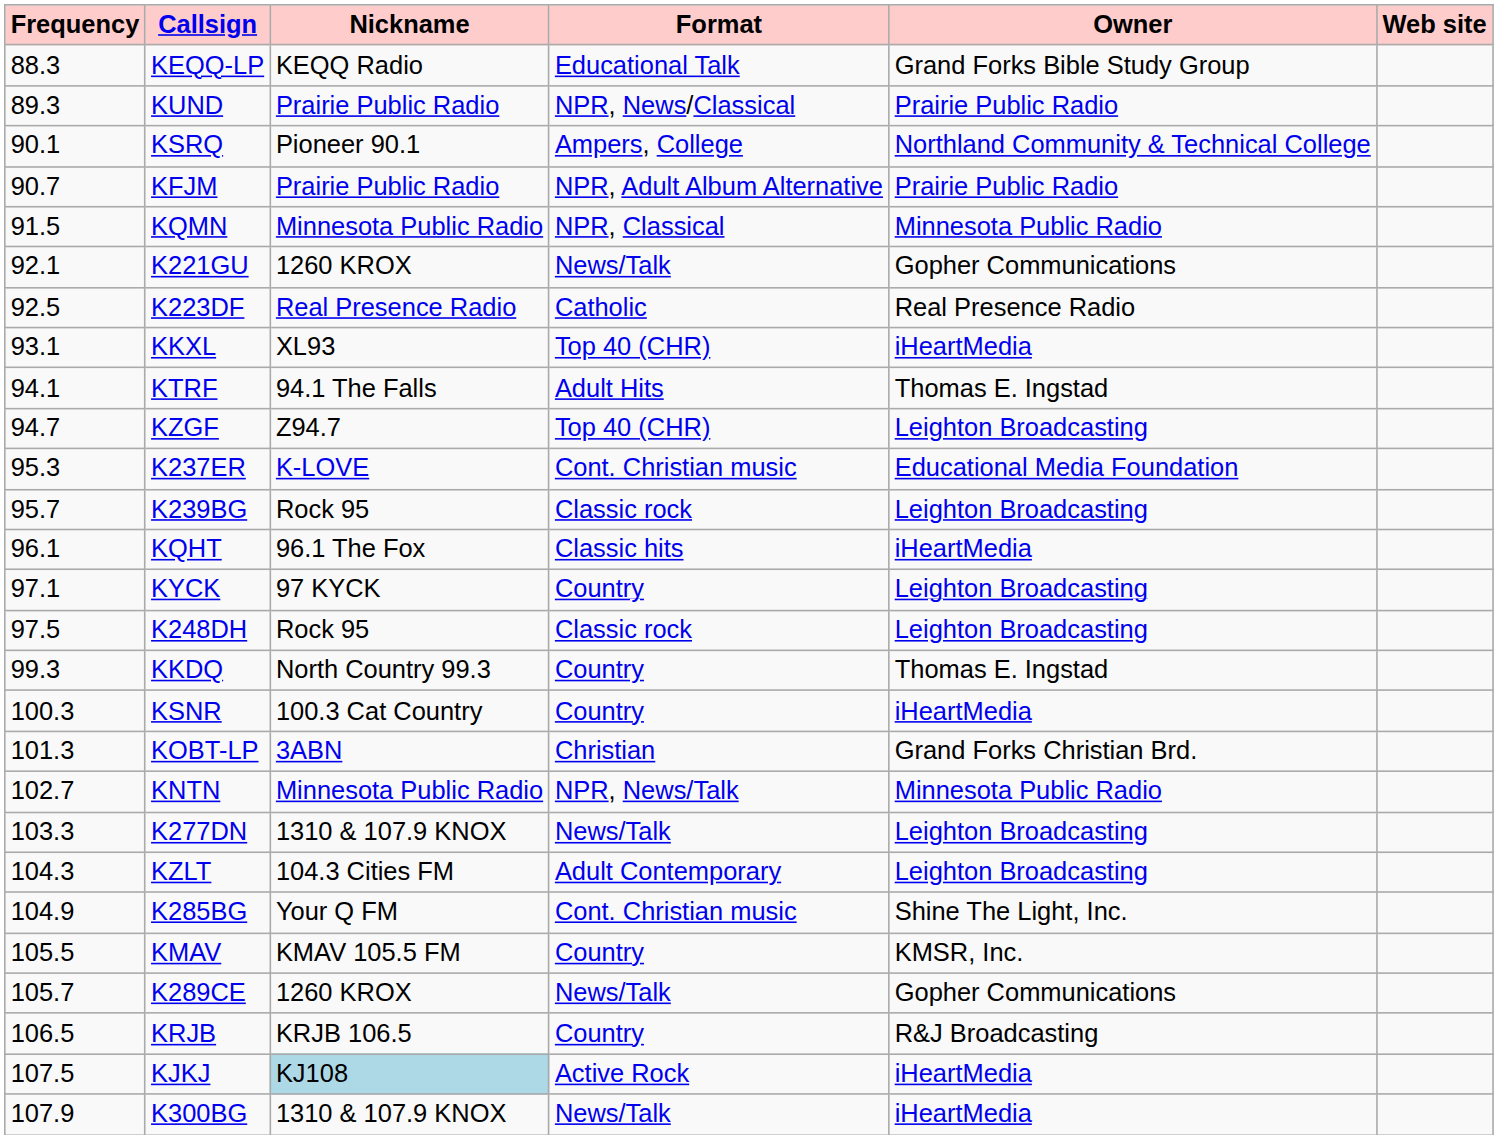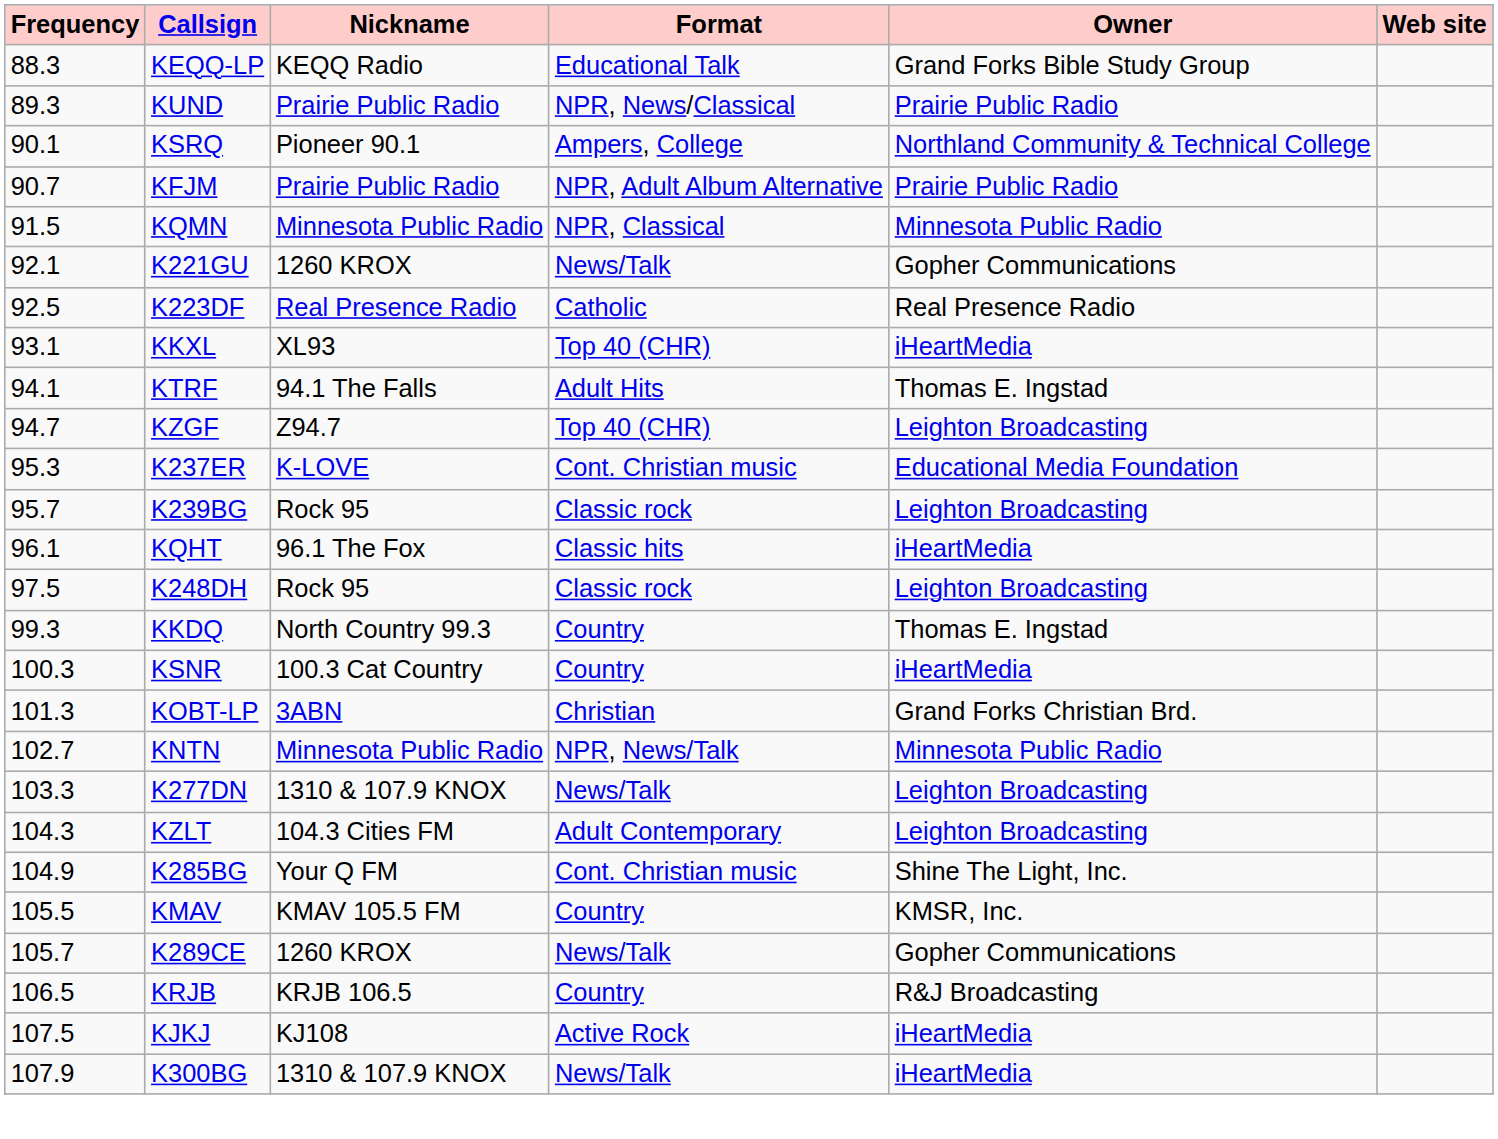- row: (186, 589)
(312, 1073) lightblue background -> (312, 1033) no background
